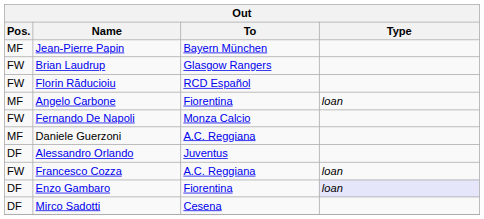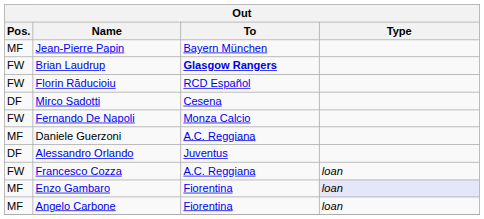(227, 66) normal -> (230, 66) bold
rows swapped: (68, 206) <-> (76, 101)
(14, 189) DF -> (15, 189) MF
